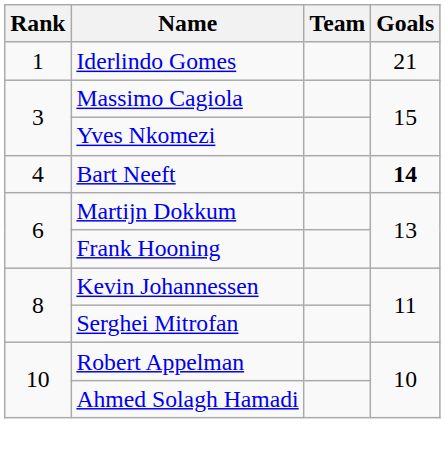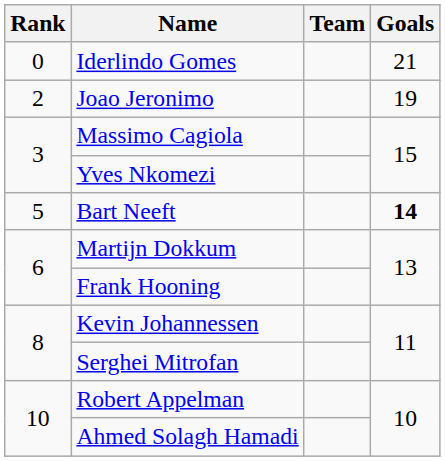(38, 60) 1 -> (38, 60) 0
+ row: (145, 98)
(38, 173) 4 -> (38, 211) 5
